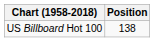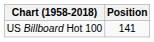(127, 28) 138 -> (127, 28) 141
